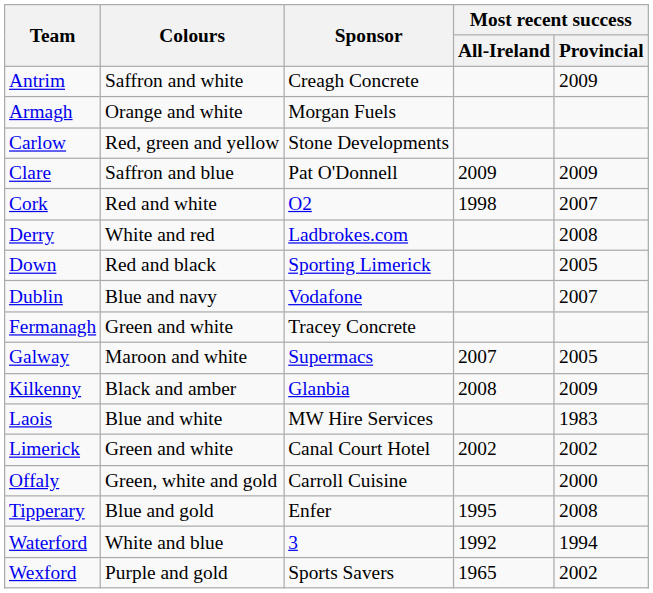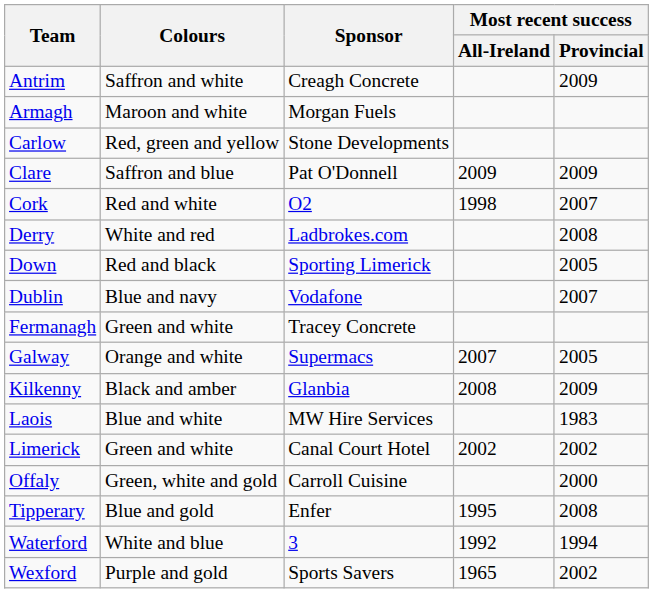(174, 111) Orange and white -> (176, 111) Maroon and white
(176, 357) Maroon and white -> (174, 357) Orange and white
